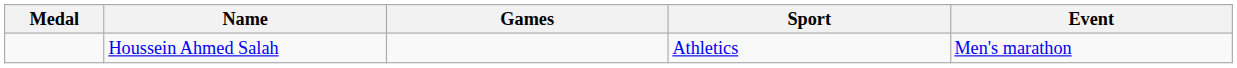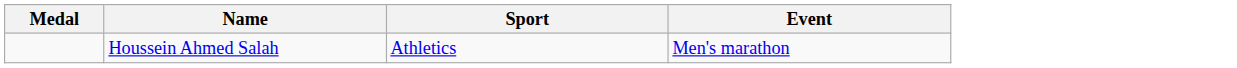- column: (527, 18)
